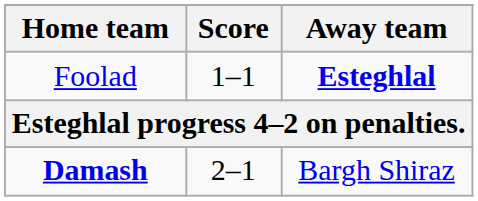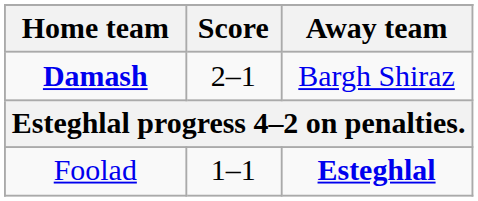rows swapped: (95, 75) <-> (95, 170)
